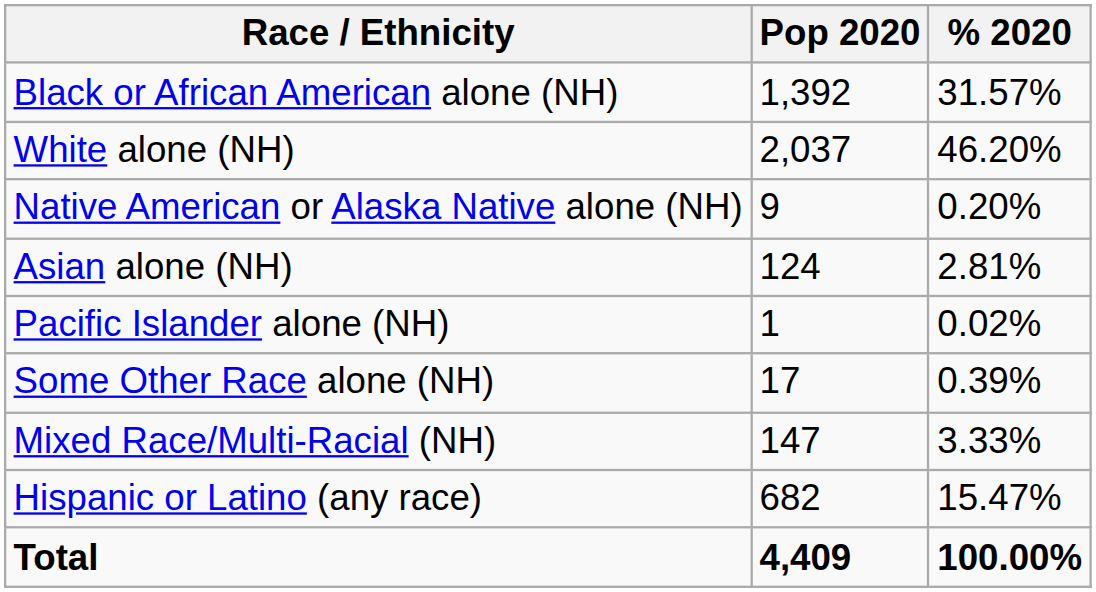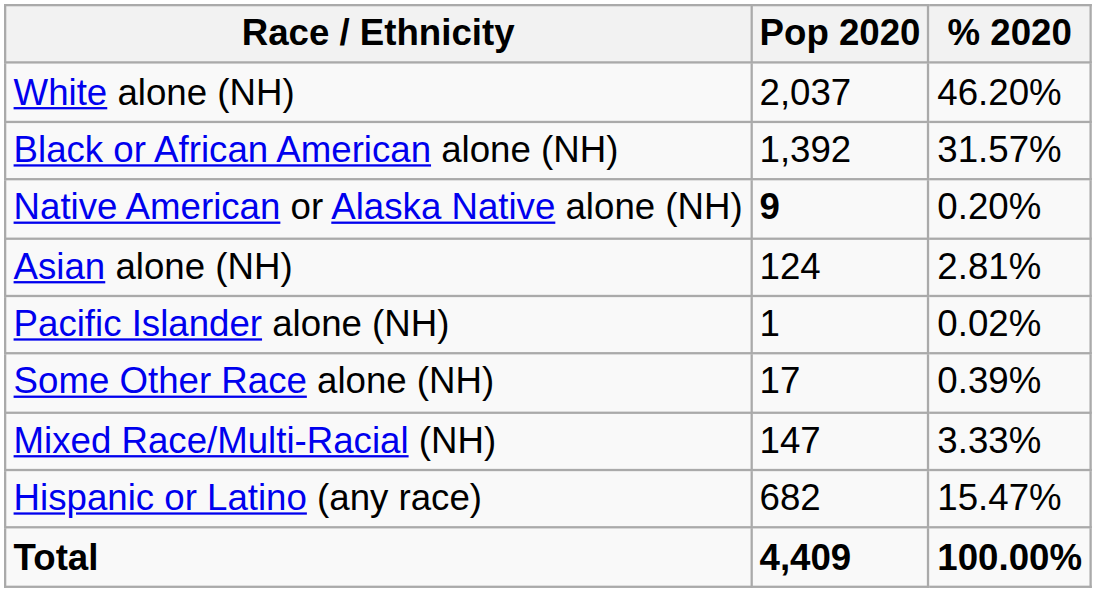rows swapped: (154, 149) <-> (316, 91)
(770, 207) normal -> (770, 207) bold
